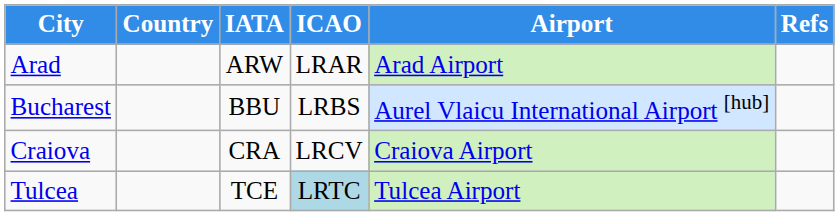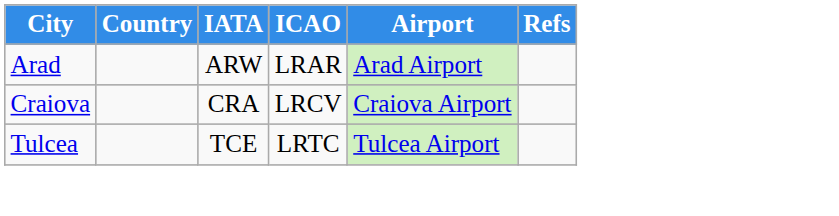- row: (61, 107)
(329, 190) lightblue background -> (308, 143) no background
